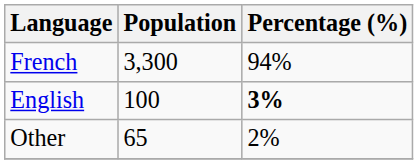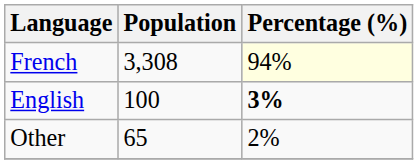(151, 61) 3,300 -> (151, 61) 3,308
(270, 61) no background -> (270, 61) lightyellow background
